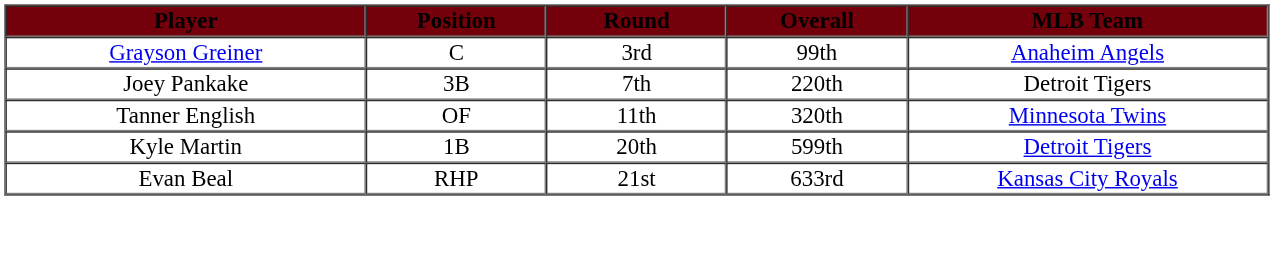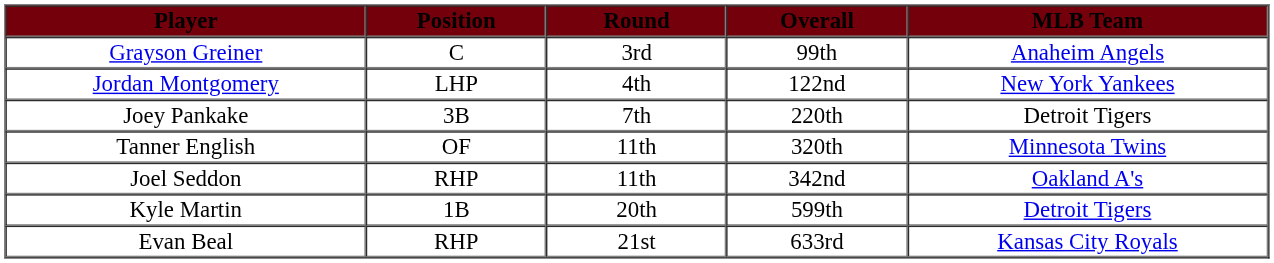+ row: (186, 83)
+ row: (186, 178)
